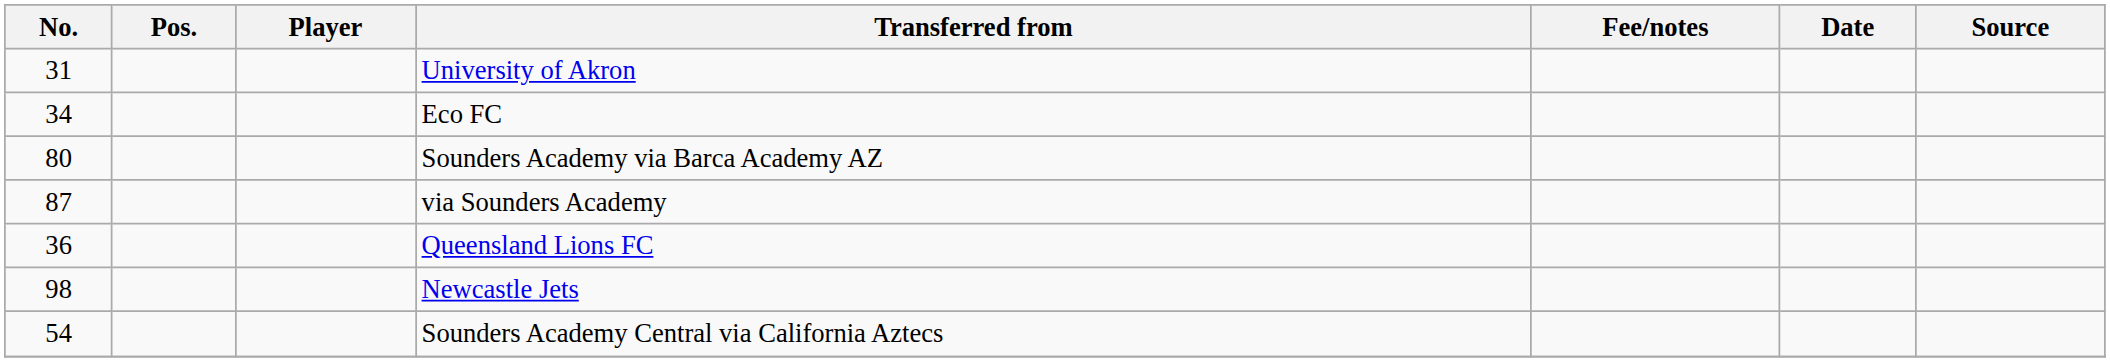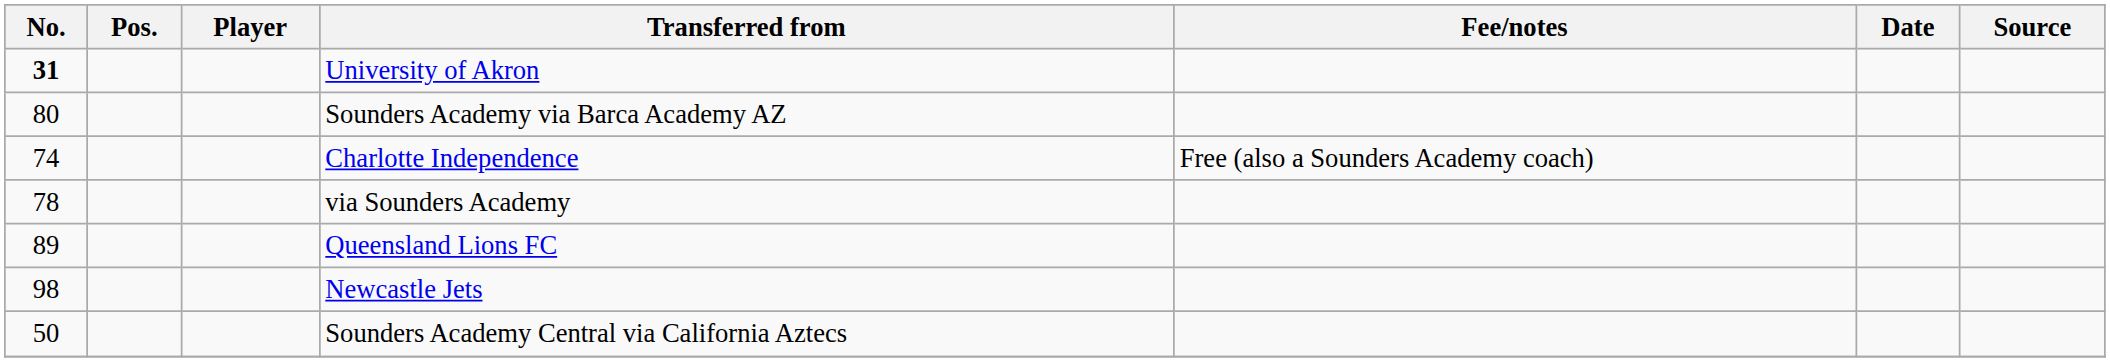(59, 70) normal -> (46, 70) bold
- row: (462, 114)
+ row: (452, 158)
(59, 202) 87 -> (46, 202) 78
(59, 245) 36 -> (46, 245) 89
(59, 333) 54 -> (46, 333) 50
